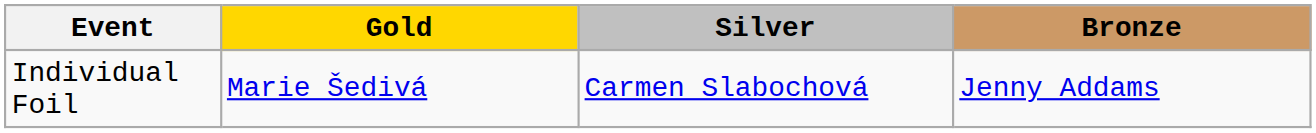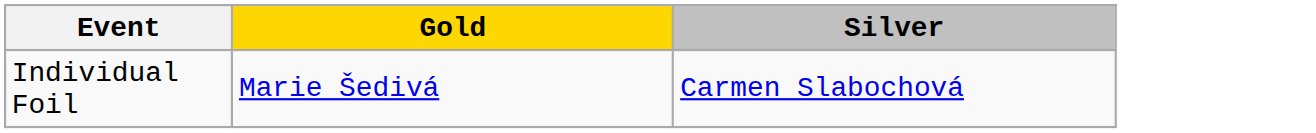- column: (1132, 28)
